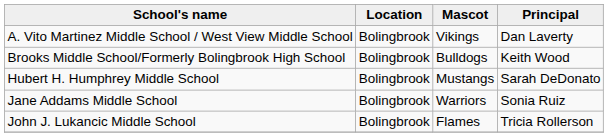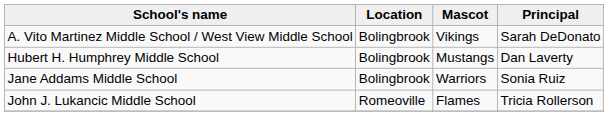(537, 36) Dan Laverty -> (551, 36) Sarah DeDonato
- row: (176, 57)
(551, 79) Sarah DeDonato -> (537, 57) Dan Laverty
(394, 121) Bolingbrook -> (392, 100) Romeoville
